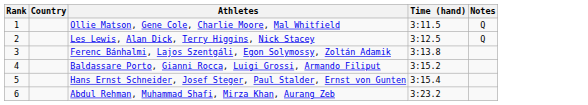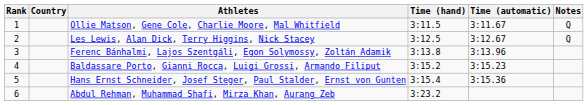+ column: (511, 11)
